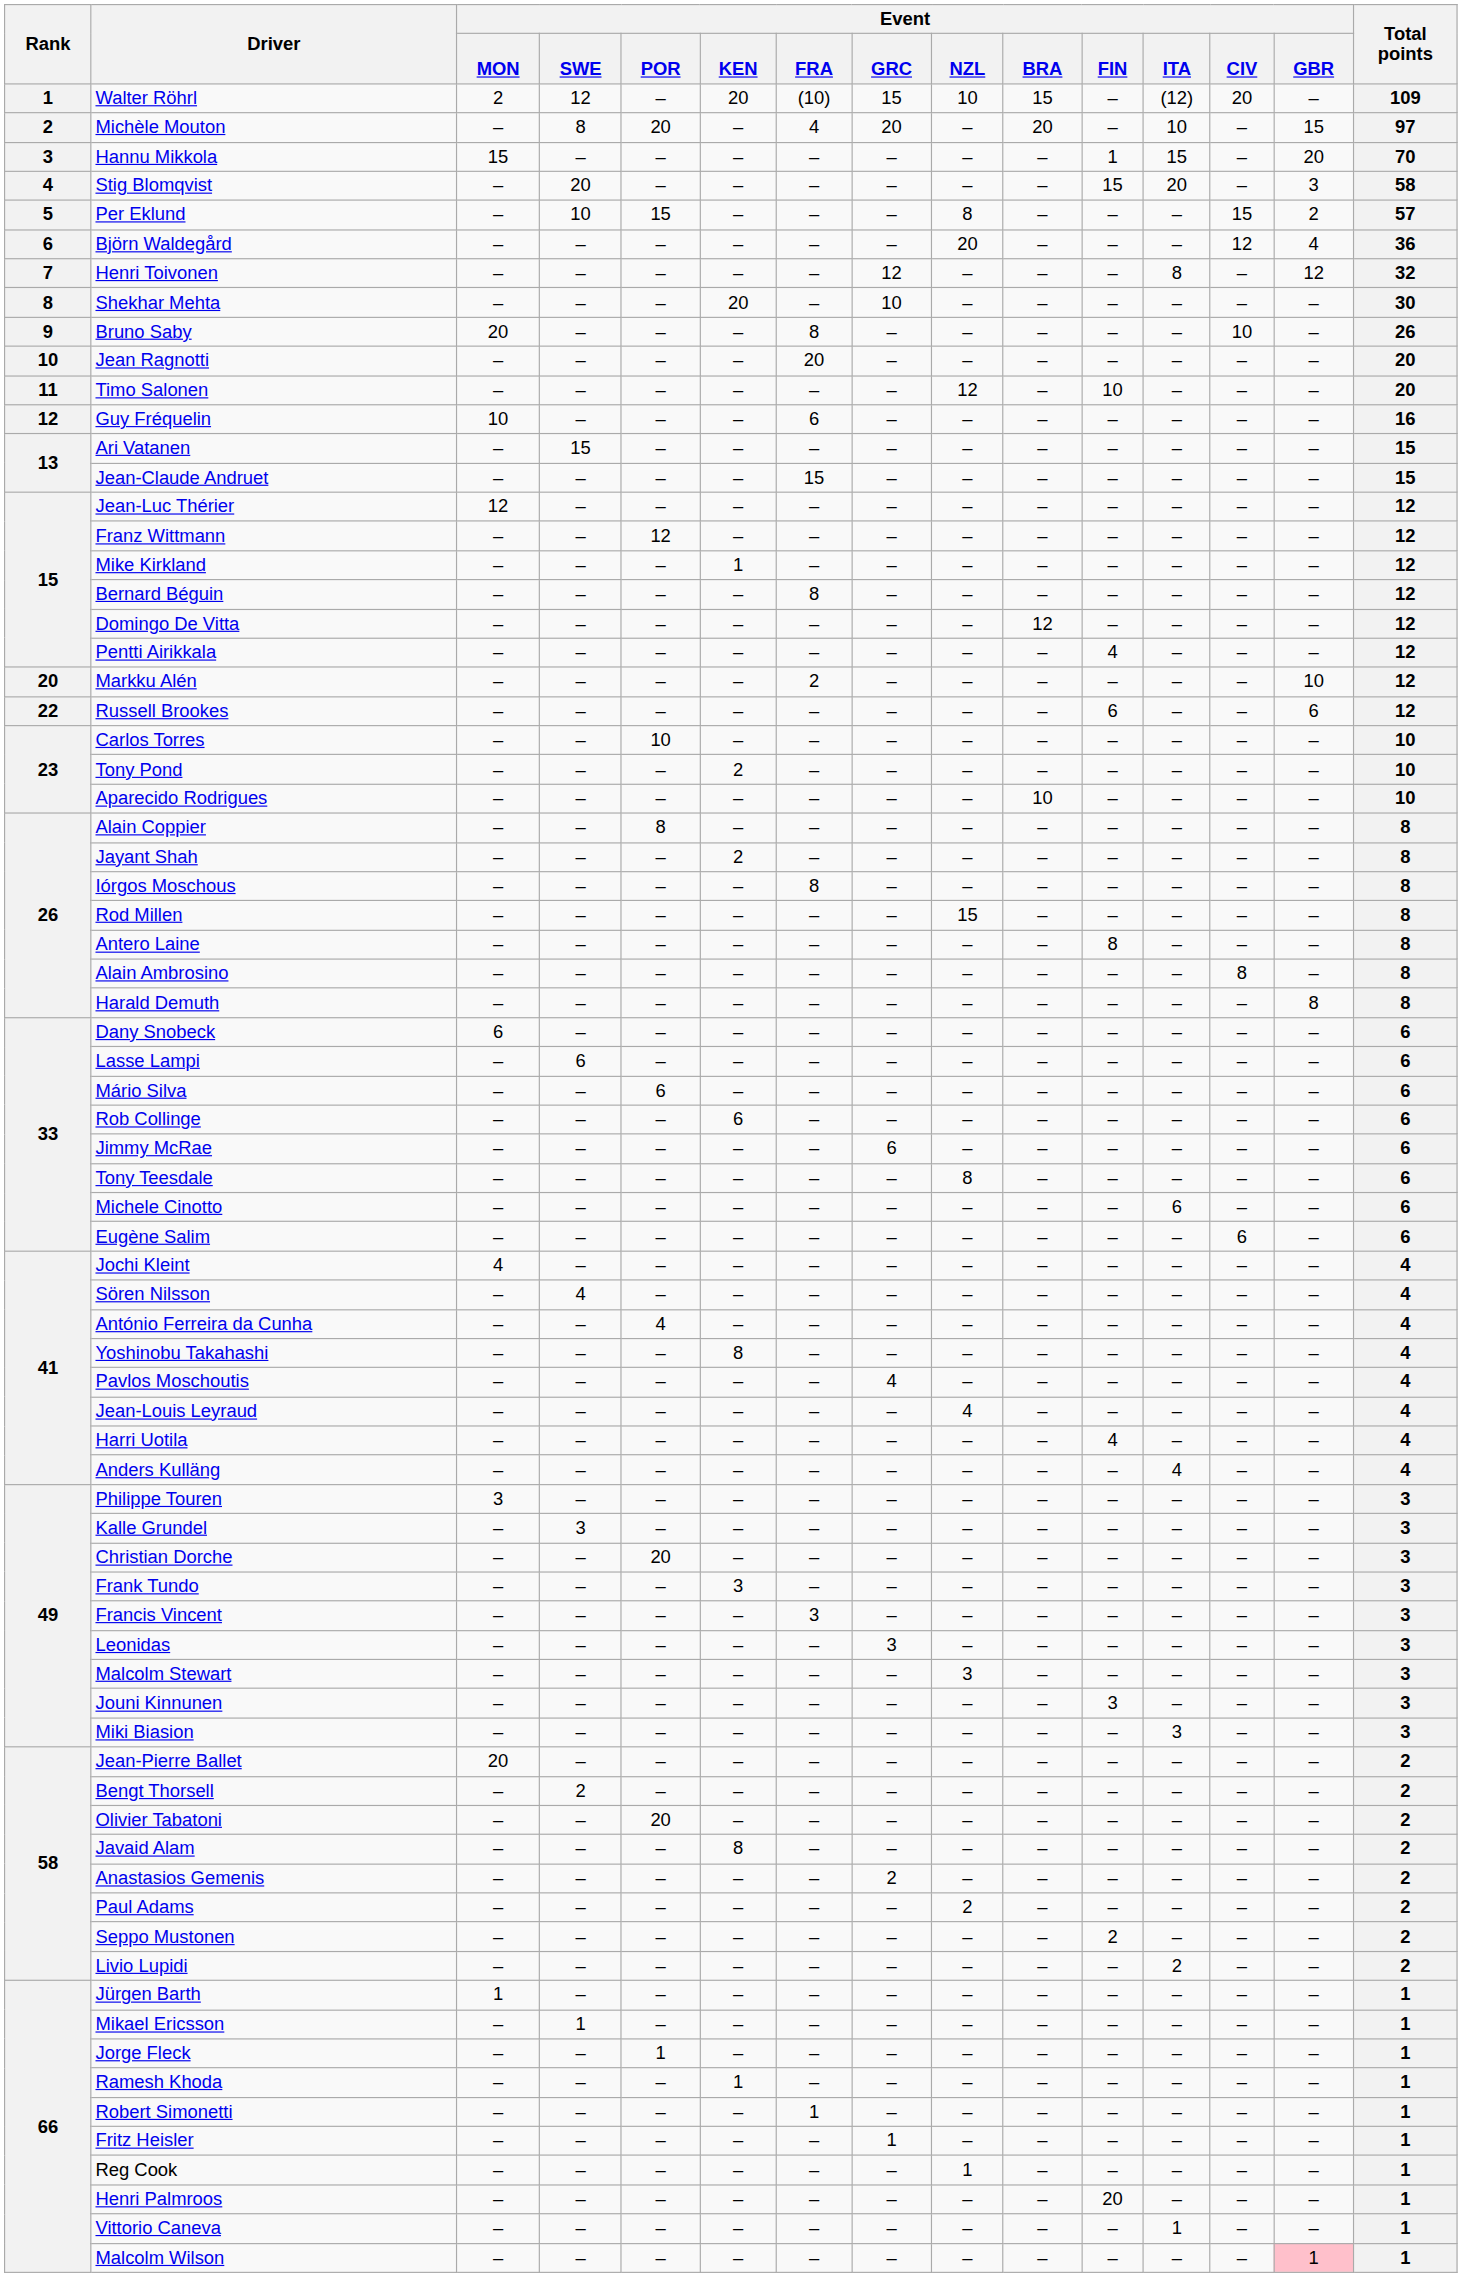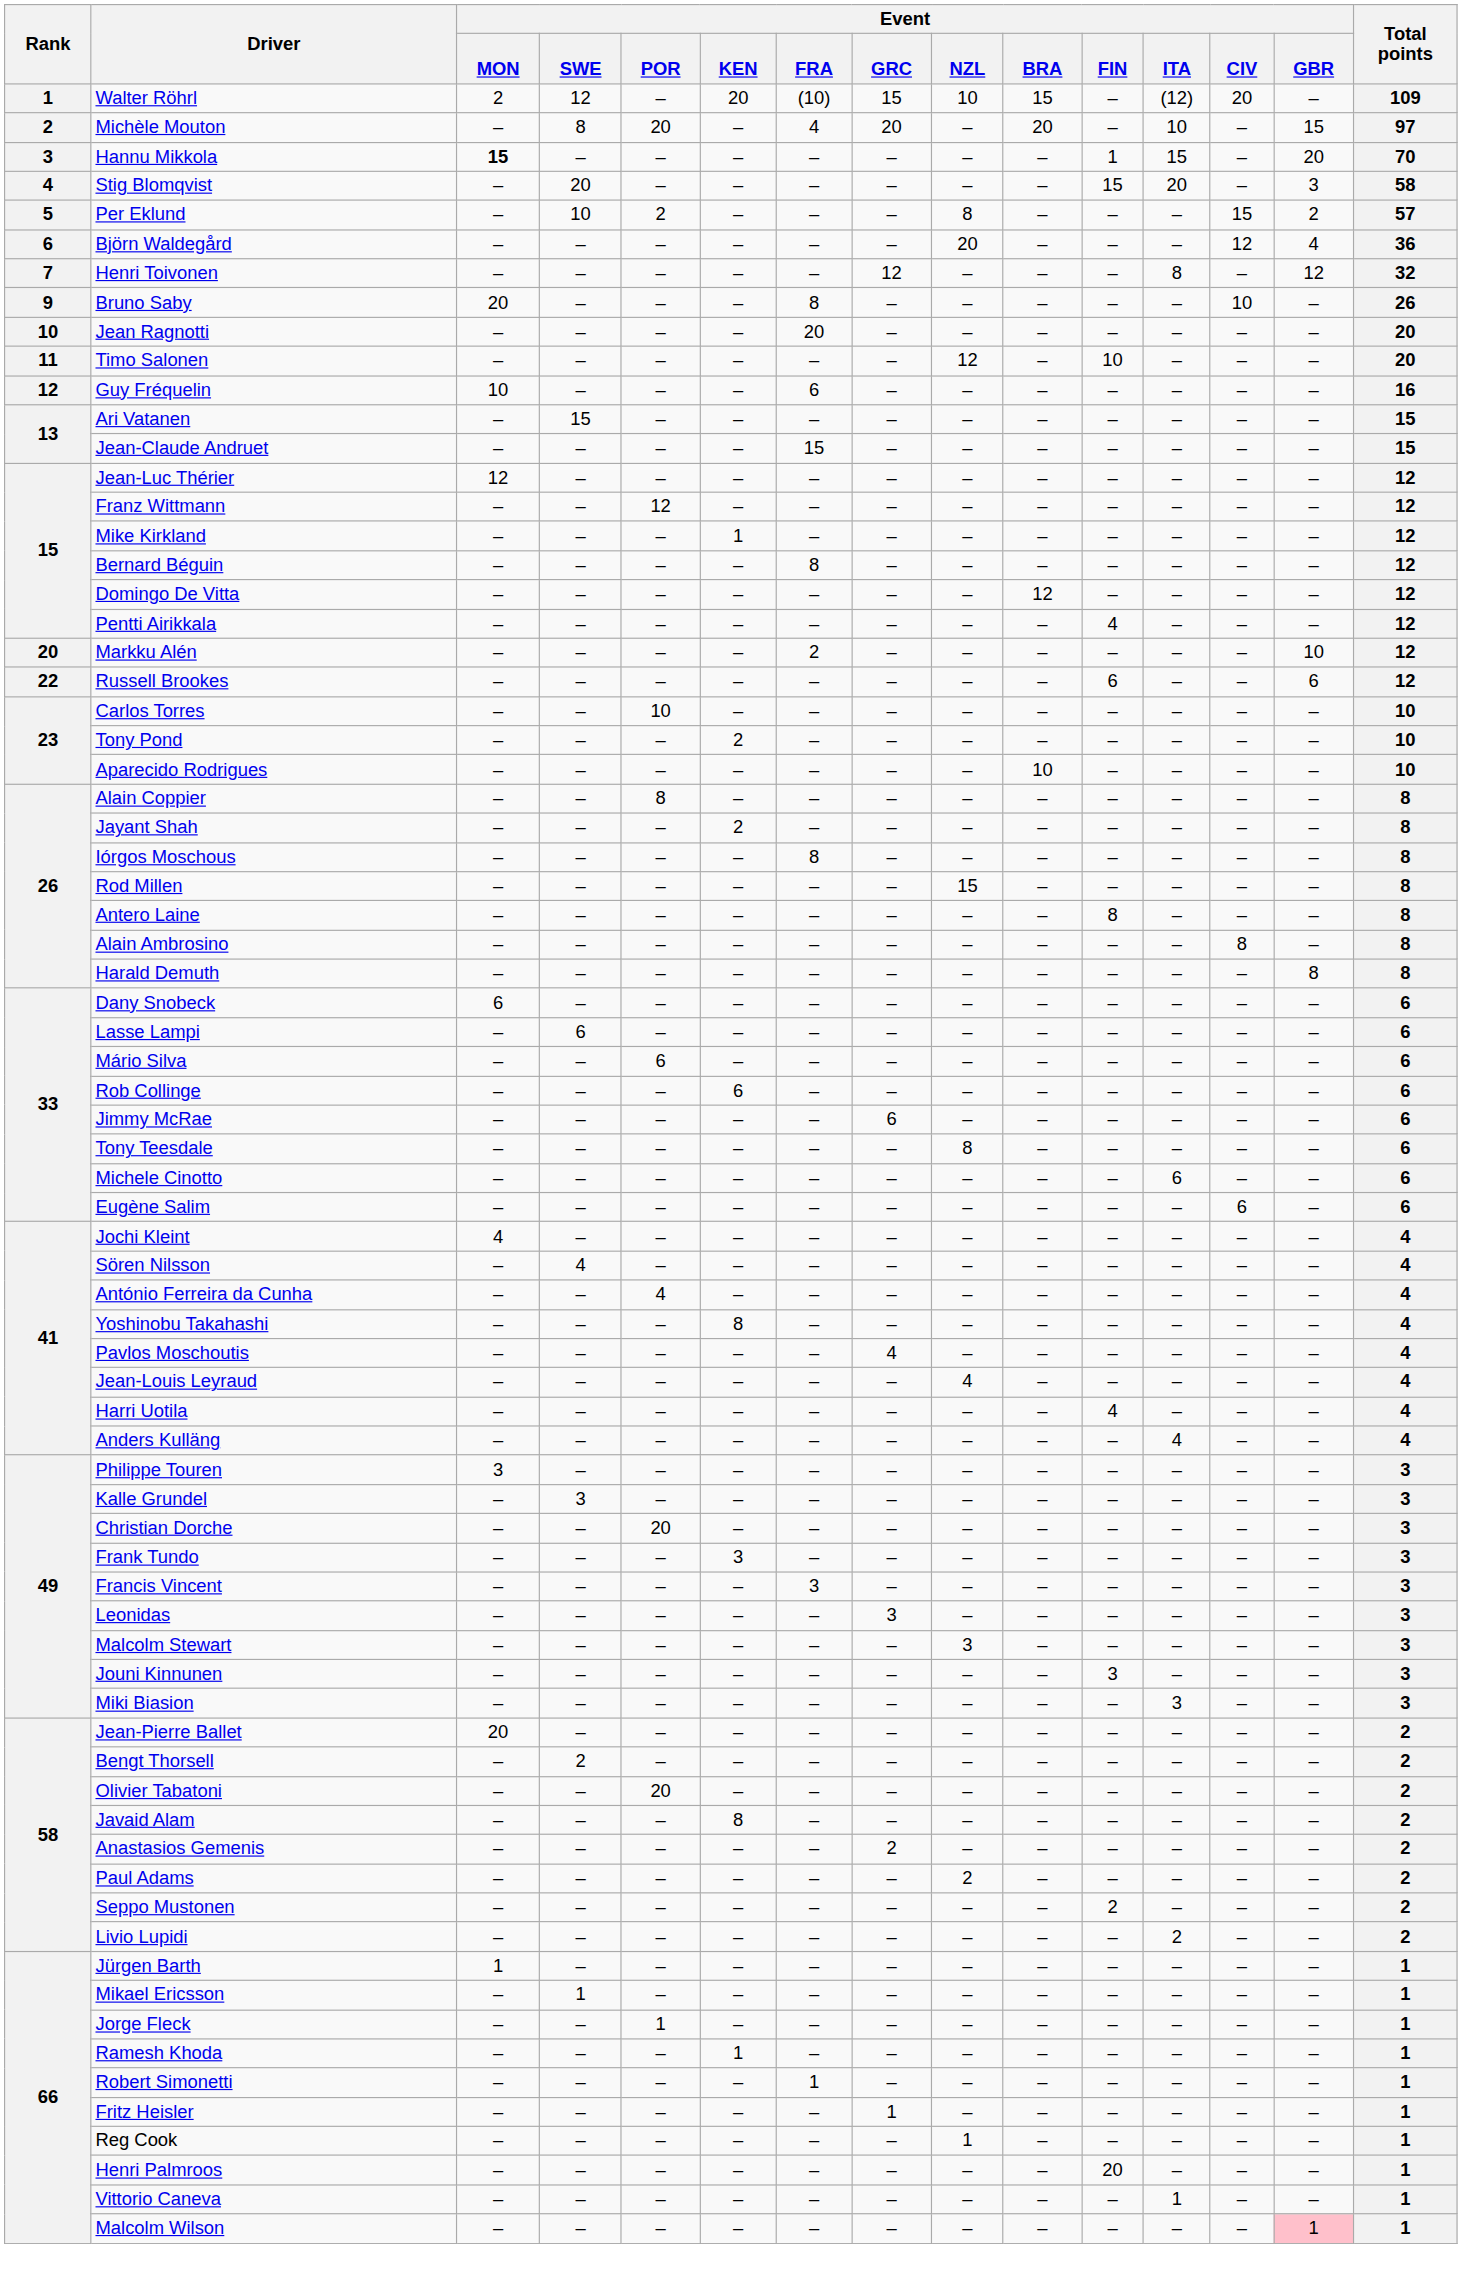(498, 156) normal -> (498, 156) bold
(661, 214) 15 -> (661, 214) 2
- row: (158, 302)
